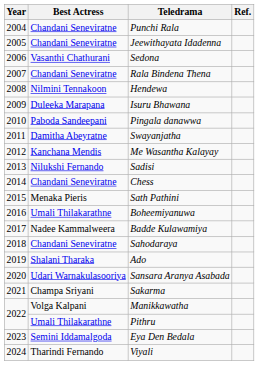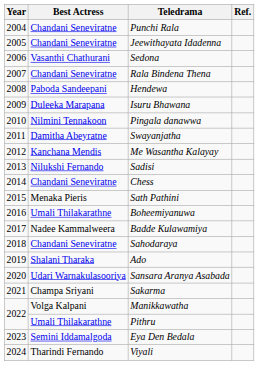(69, 89) Nilmini Tennakoon -> (69, 89) Paboda Sandeepani
(69, 120) Paboda Sandeepani -> (69, 120) Nilmini Tennakoon
